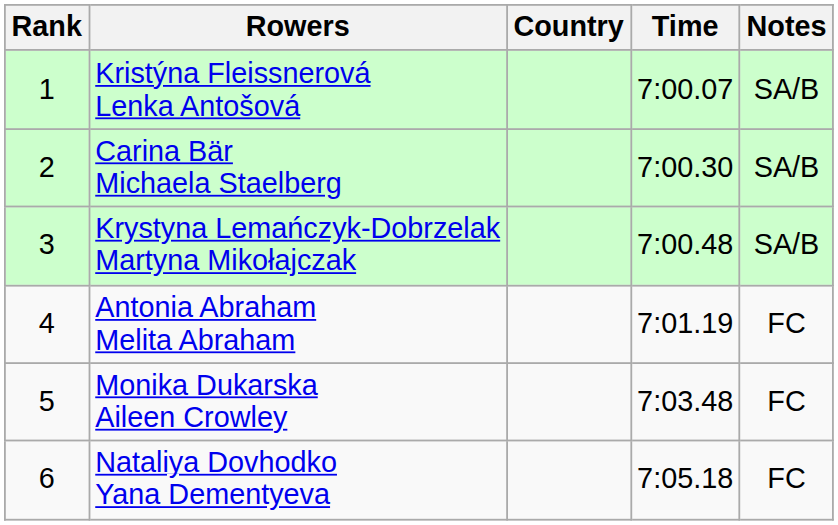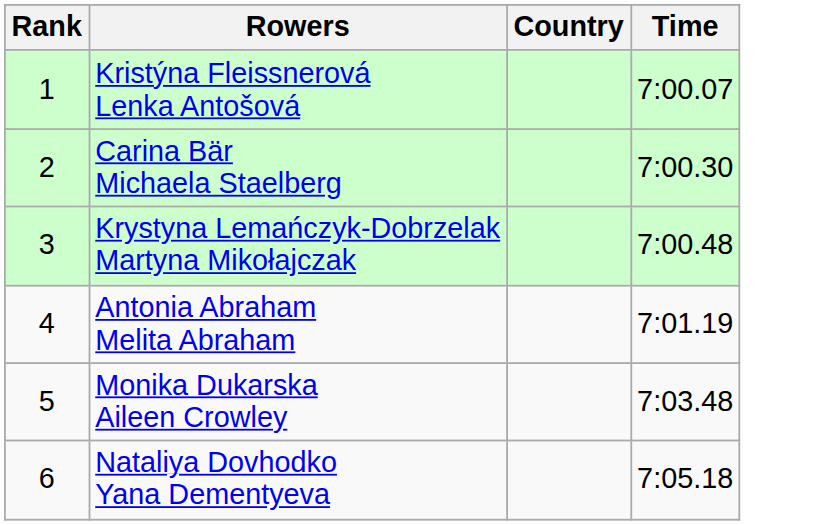- column: (787, 27)
